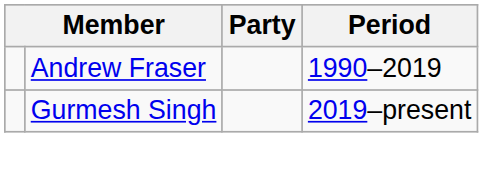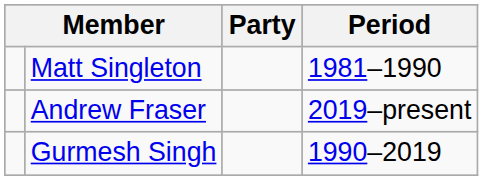+ row: (116, 68)
(375, 68) 1990–2019 -> (390, 110) 2019–present
(390, 110) 2019–present -> (375, 152) 1990–2019
